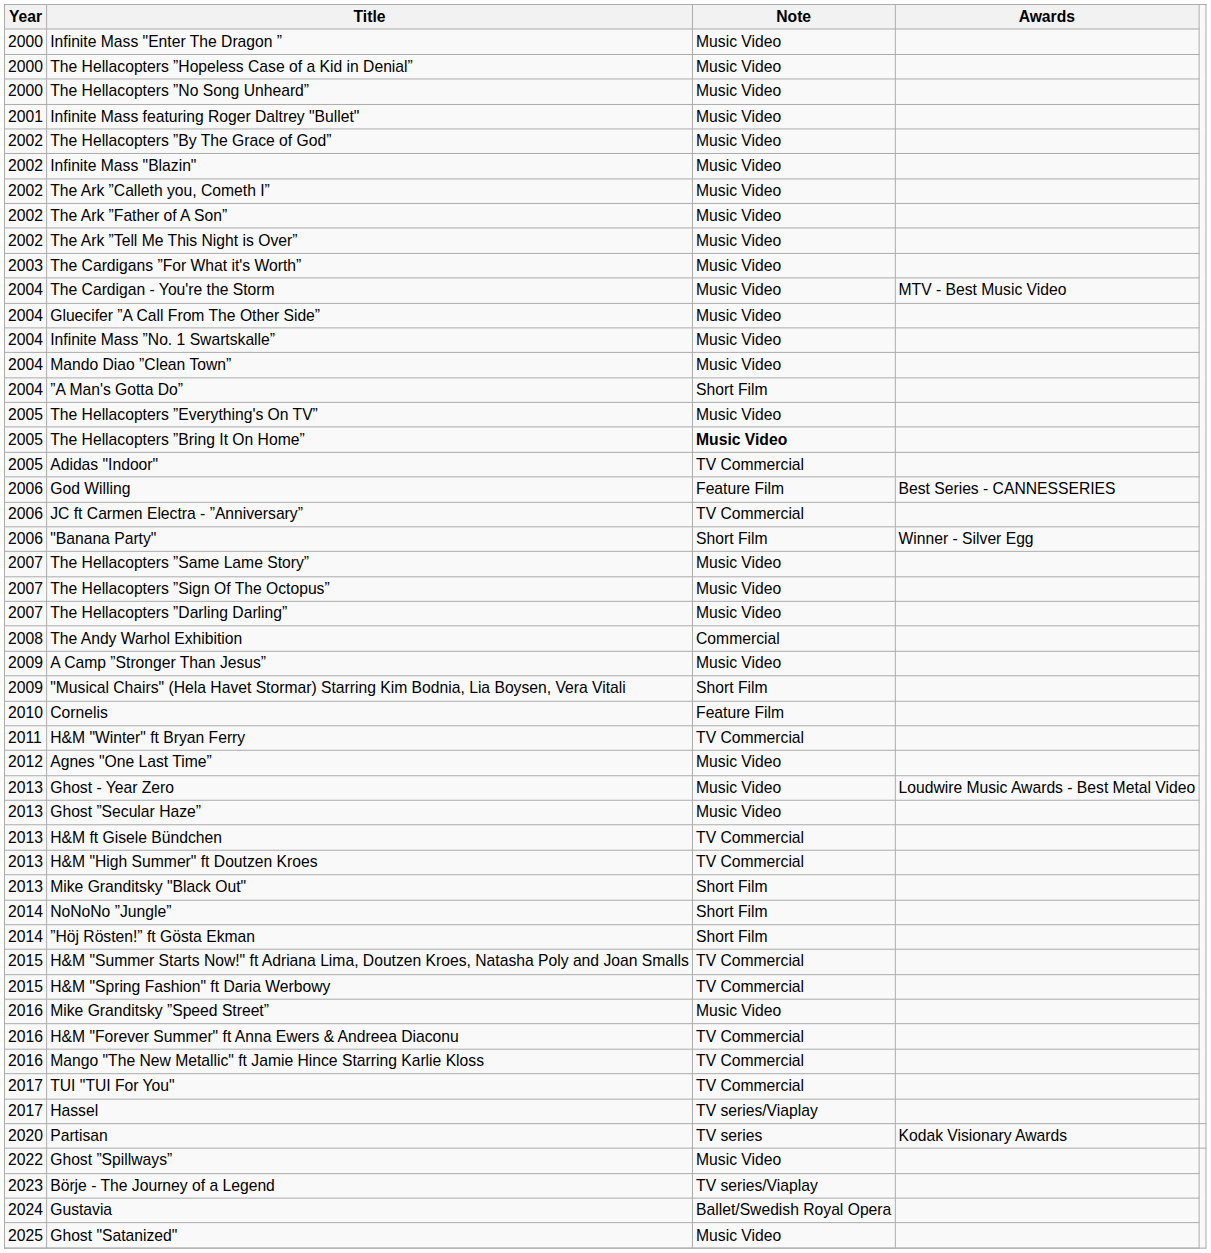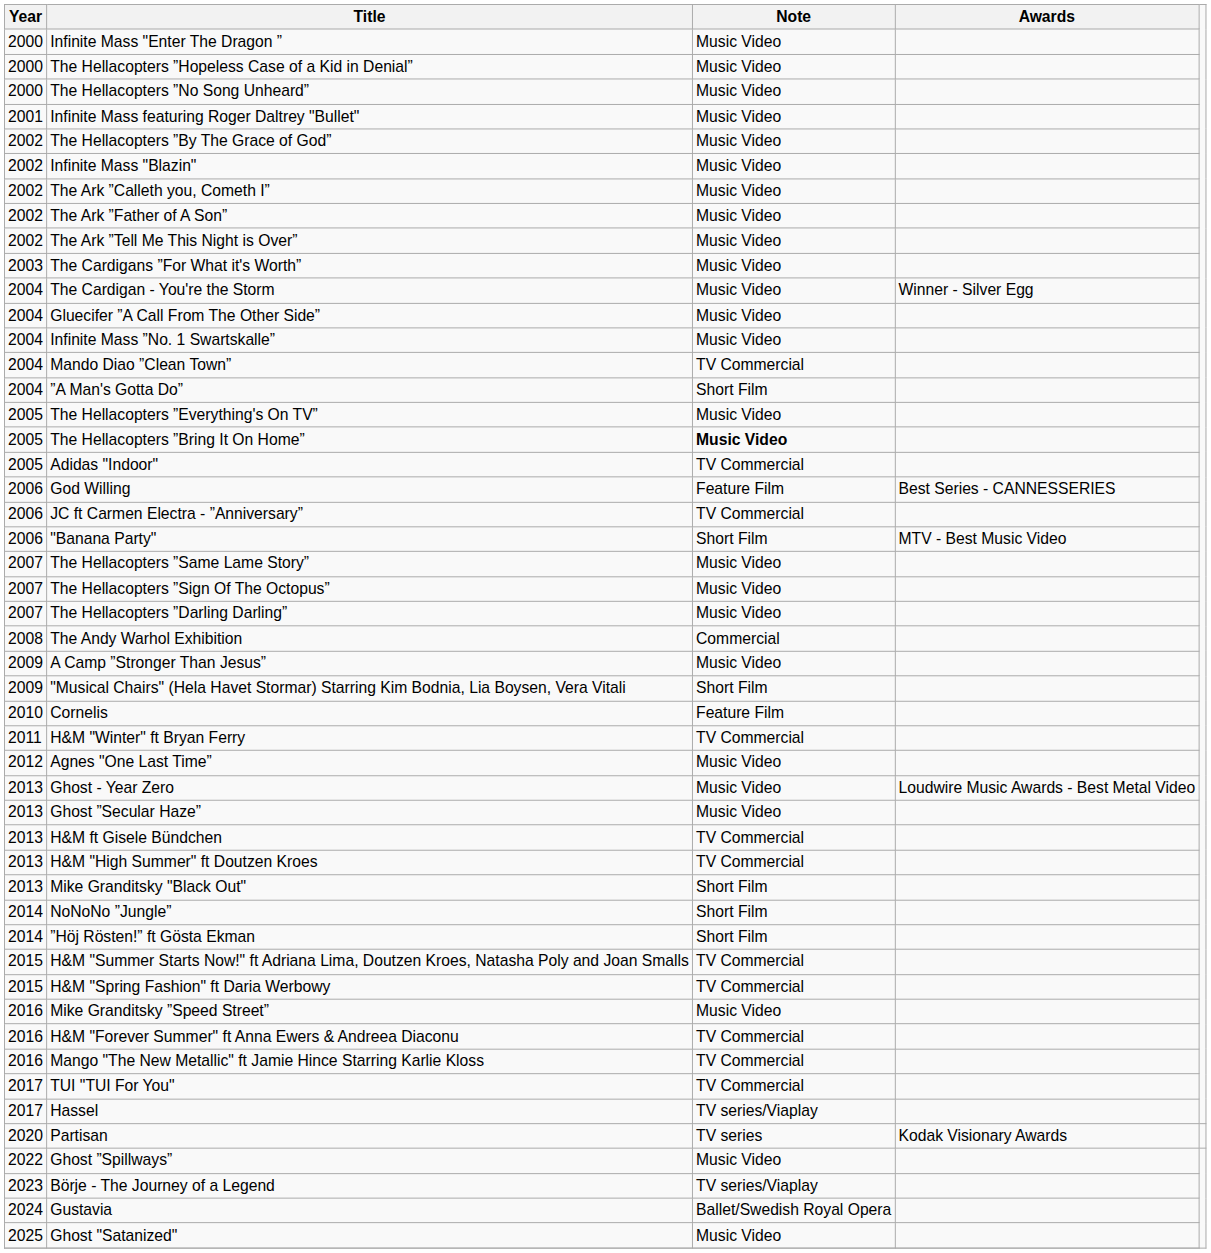(982, 290) MTV - Best Music Video -> (966, 290) Winner - Silver Egg
(739, 365) Music Video -> (750, 365) TV Commercial
(966, 539) Winner - Silver Egg -> (982, 539) MTV - Best Music Video
